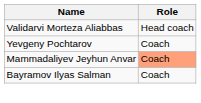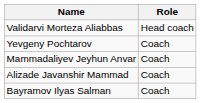(155, 59) lightsalmon background -> (155, 59) no background
+ row: (68, 75)
